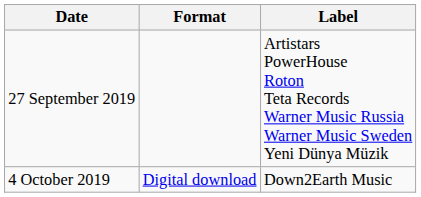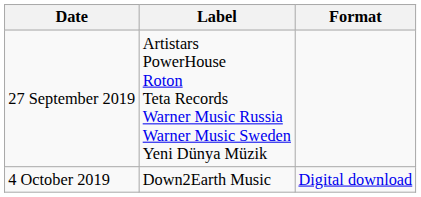columns swapped: (200, 17) <-> (338, 17)
